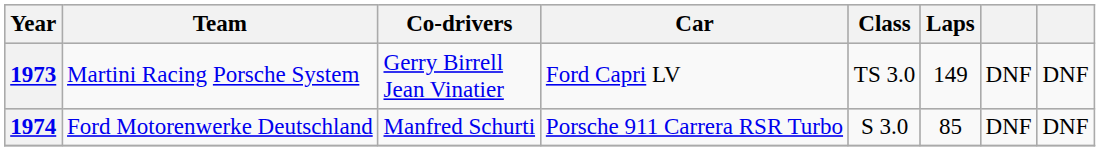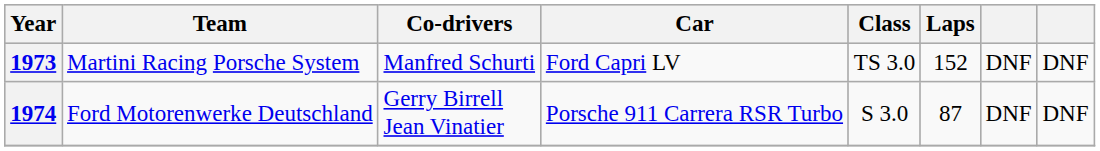(444, 75) Gerry Birrell Jean Vinatier -> (459, 61) Manfred Schurti
(950, 75) 149 -> (950, 61) 152
(459, 127) Manfred Schurti -> (444, 113) Gerry Birrell Jean Vinatier
(950, 127) 85 -> (950, 113) 87
